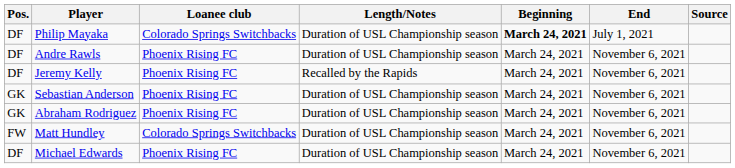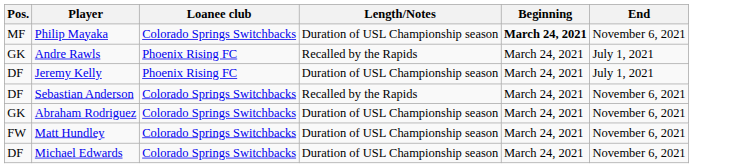- column: (710, 14)
(15, 34) DF -> (16, 34) MF
(623, 34) July 1, 2021 -> (639, 34) November 6, 2021
(15, 53) DF -> (16, 53) GK
(400, 53) Duration of USL Championship season -> (360, 53) Recalled by the Rapids
(639, 53) November 6, 2021 -> (623, 53) July 1, 2021
(360, 73) Recalled by the Rapids -> (400, 73) Duration of USL Championship season
(639, 73) November 6, 2021 -> (623, 73) July 1, 2021
(16, 93) GK -> (15, 93) DF
(190, 93) Phoenix Rising FC -> (219, 93) Colorado Springs Switchbacks
(400, 93) Duration of USL Championship season -> (360, 93) Recalled by the Rapids
(190, 113) Phoenix Rising FC -> (219, 113) Colorado Springs Switchbacks
(190, 152) Phoenix Rising FC -> (219, 152) Colorado Springs Switchbacks
